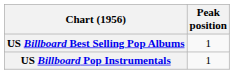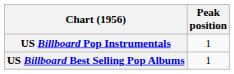rows swapped: (96, 43) <-> (96, 60)
